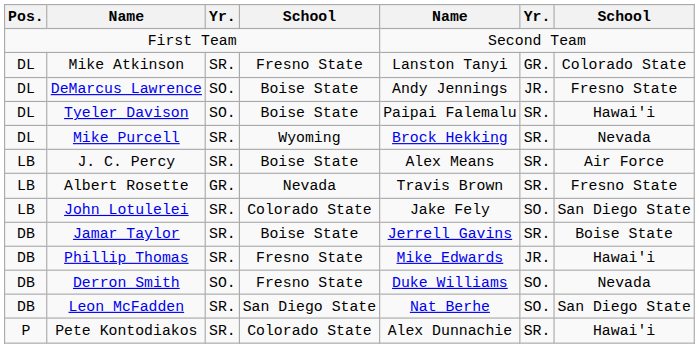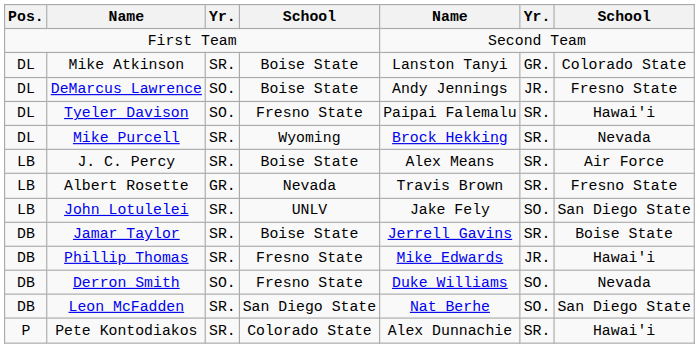(309, 65) Fresno State -> (309, 65) Boise State
(309, 113) Boise State -> (309, 113) Fresno State
(309, 210) Colorado State -> (309, 210) UNLV
